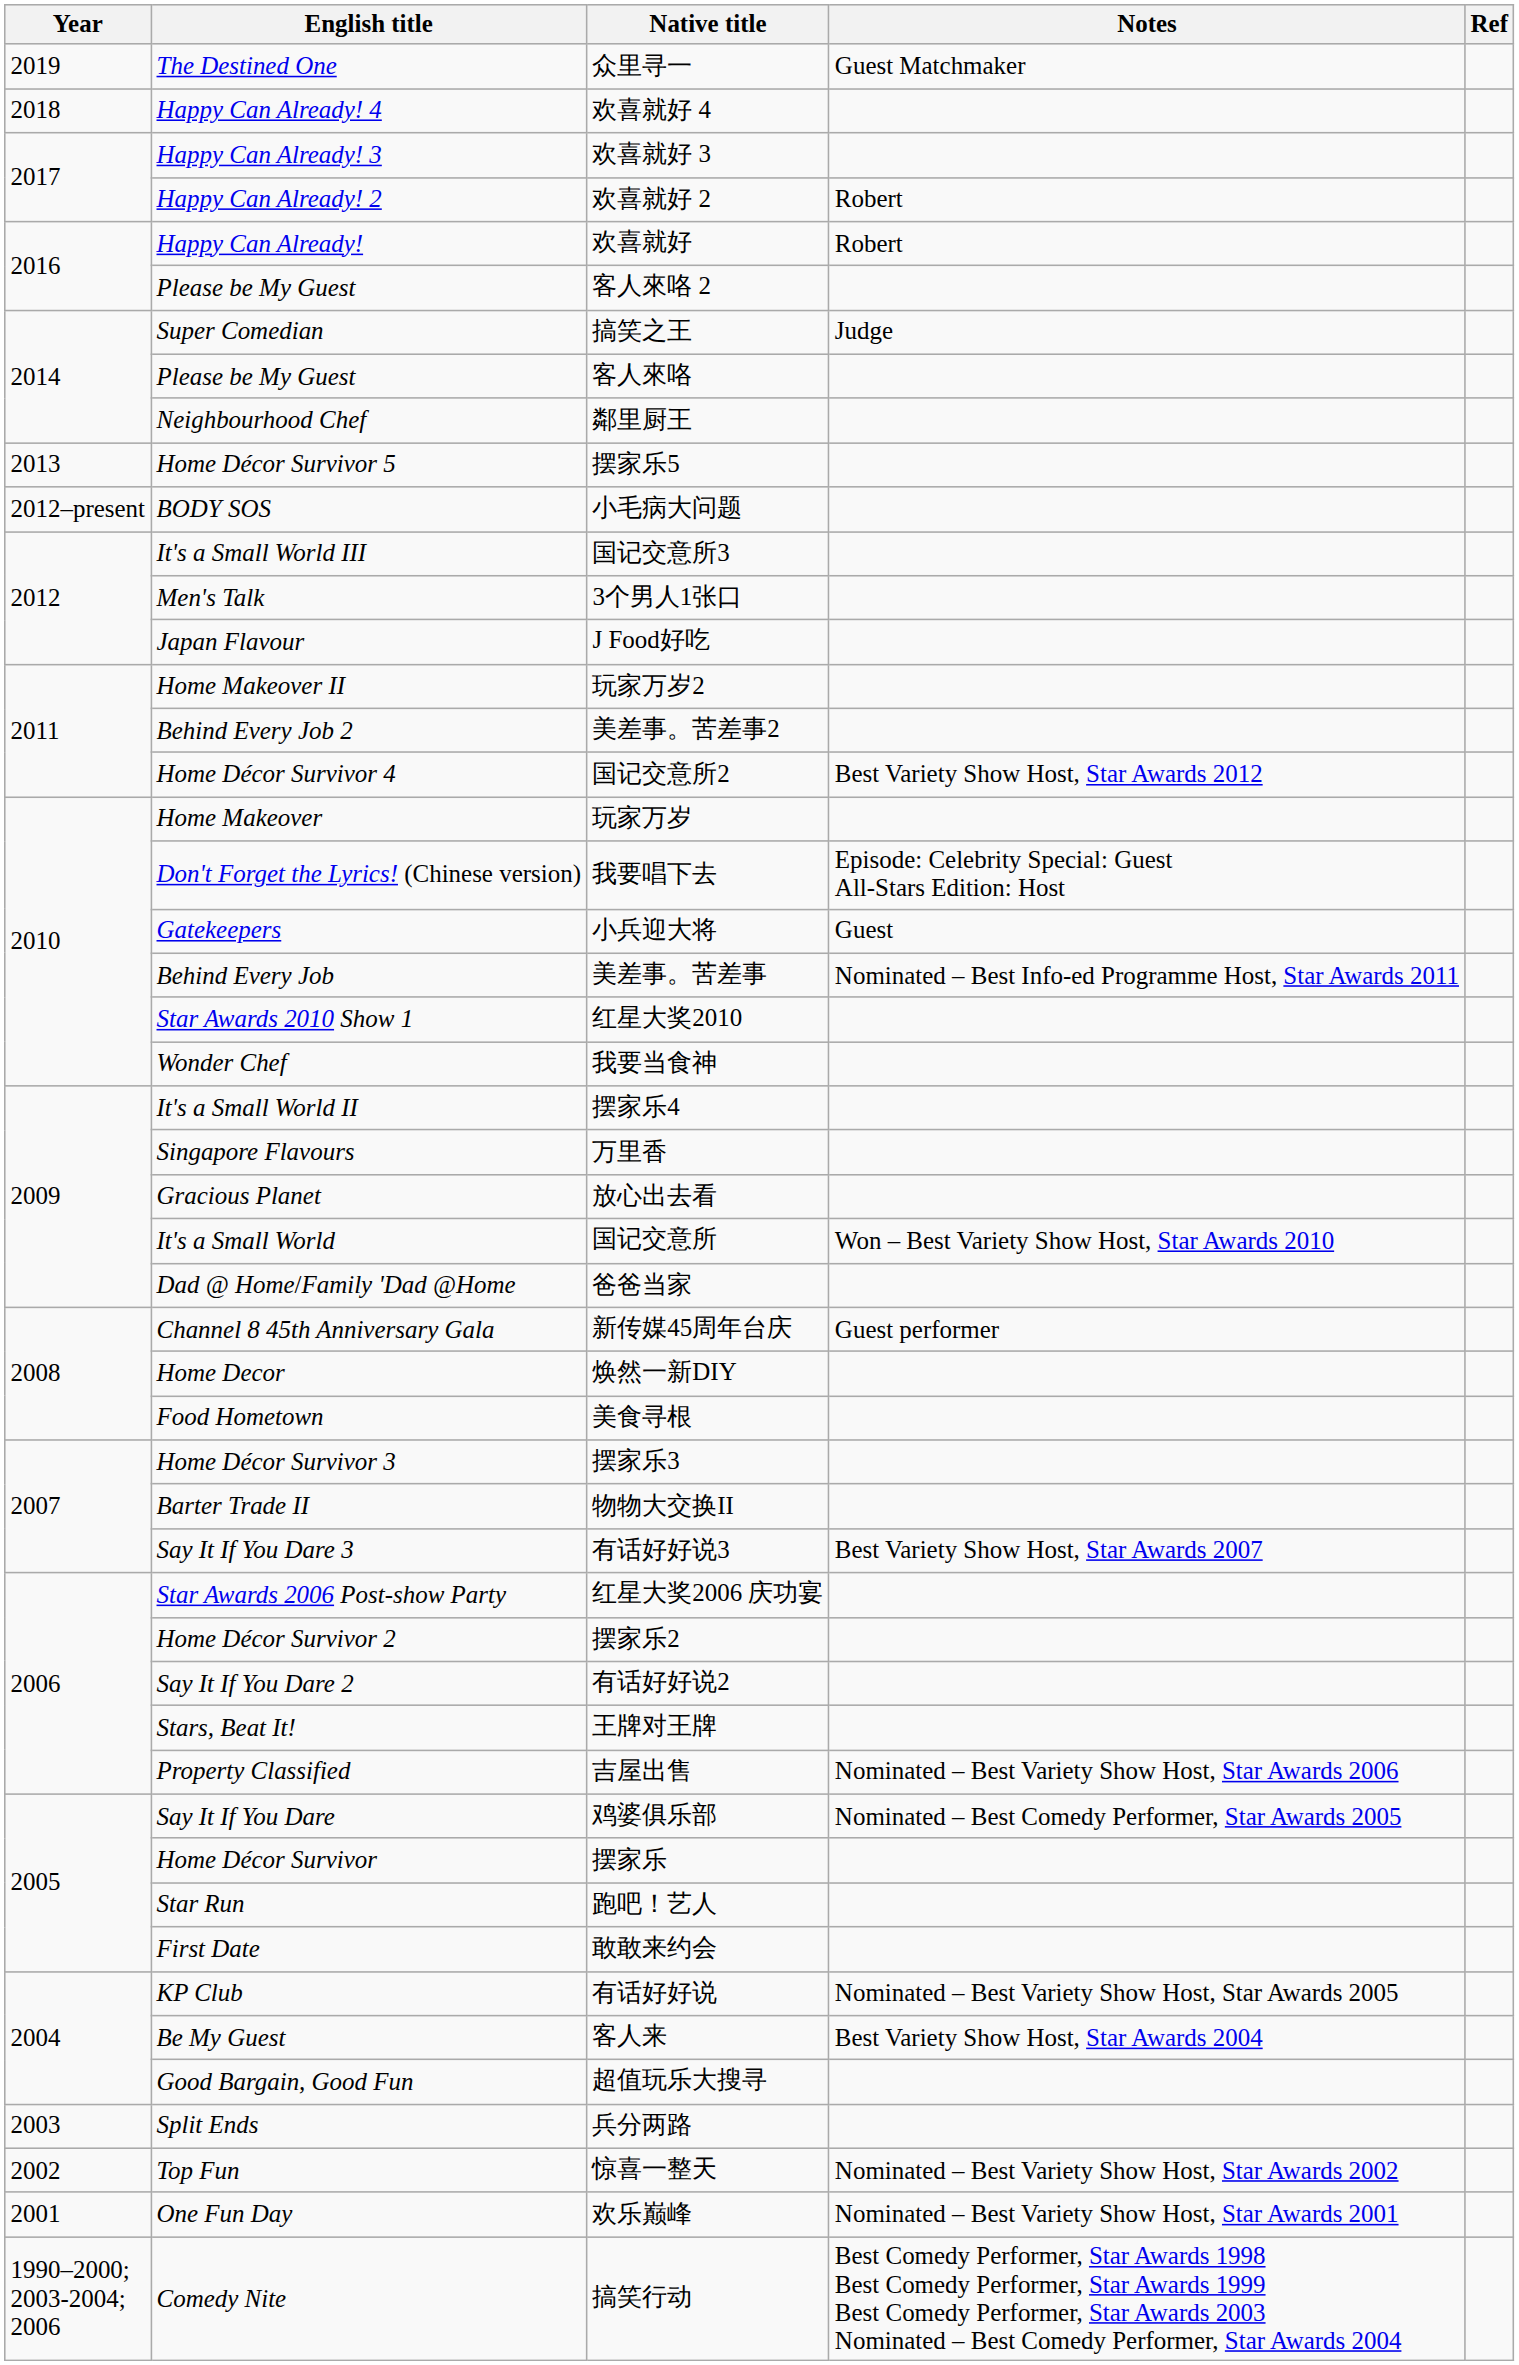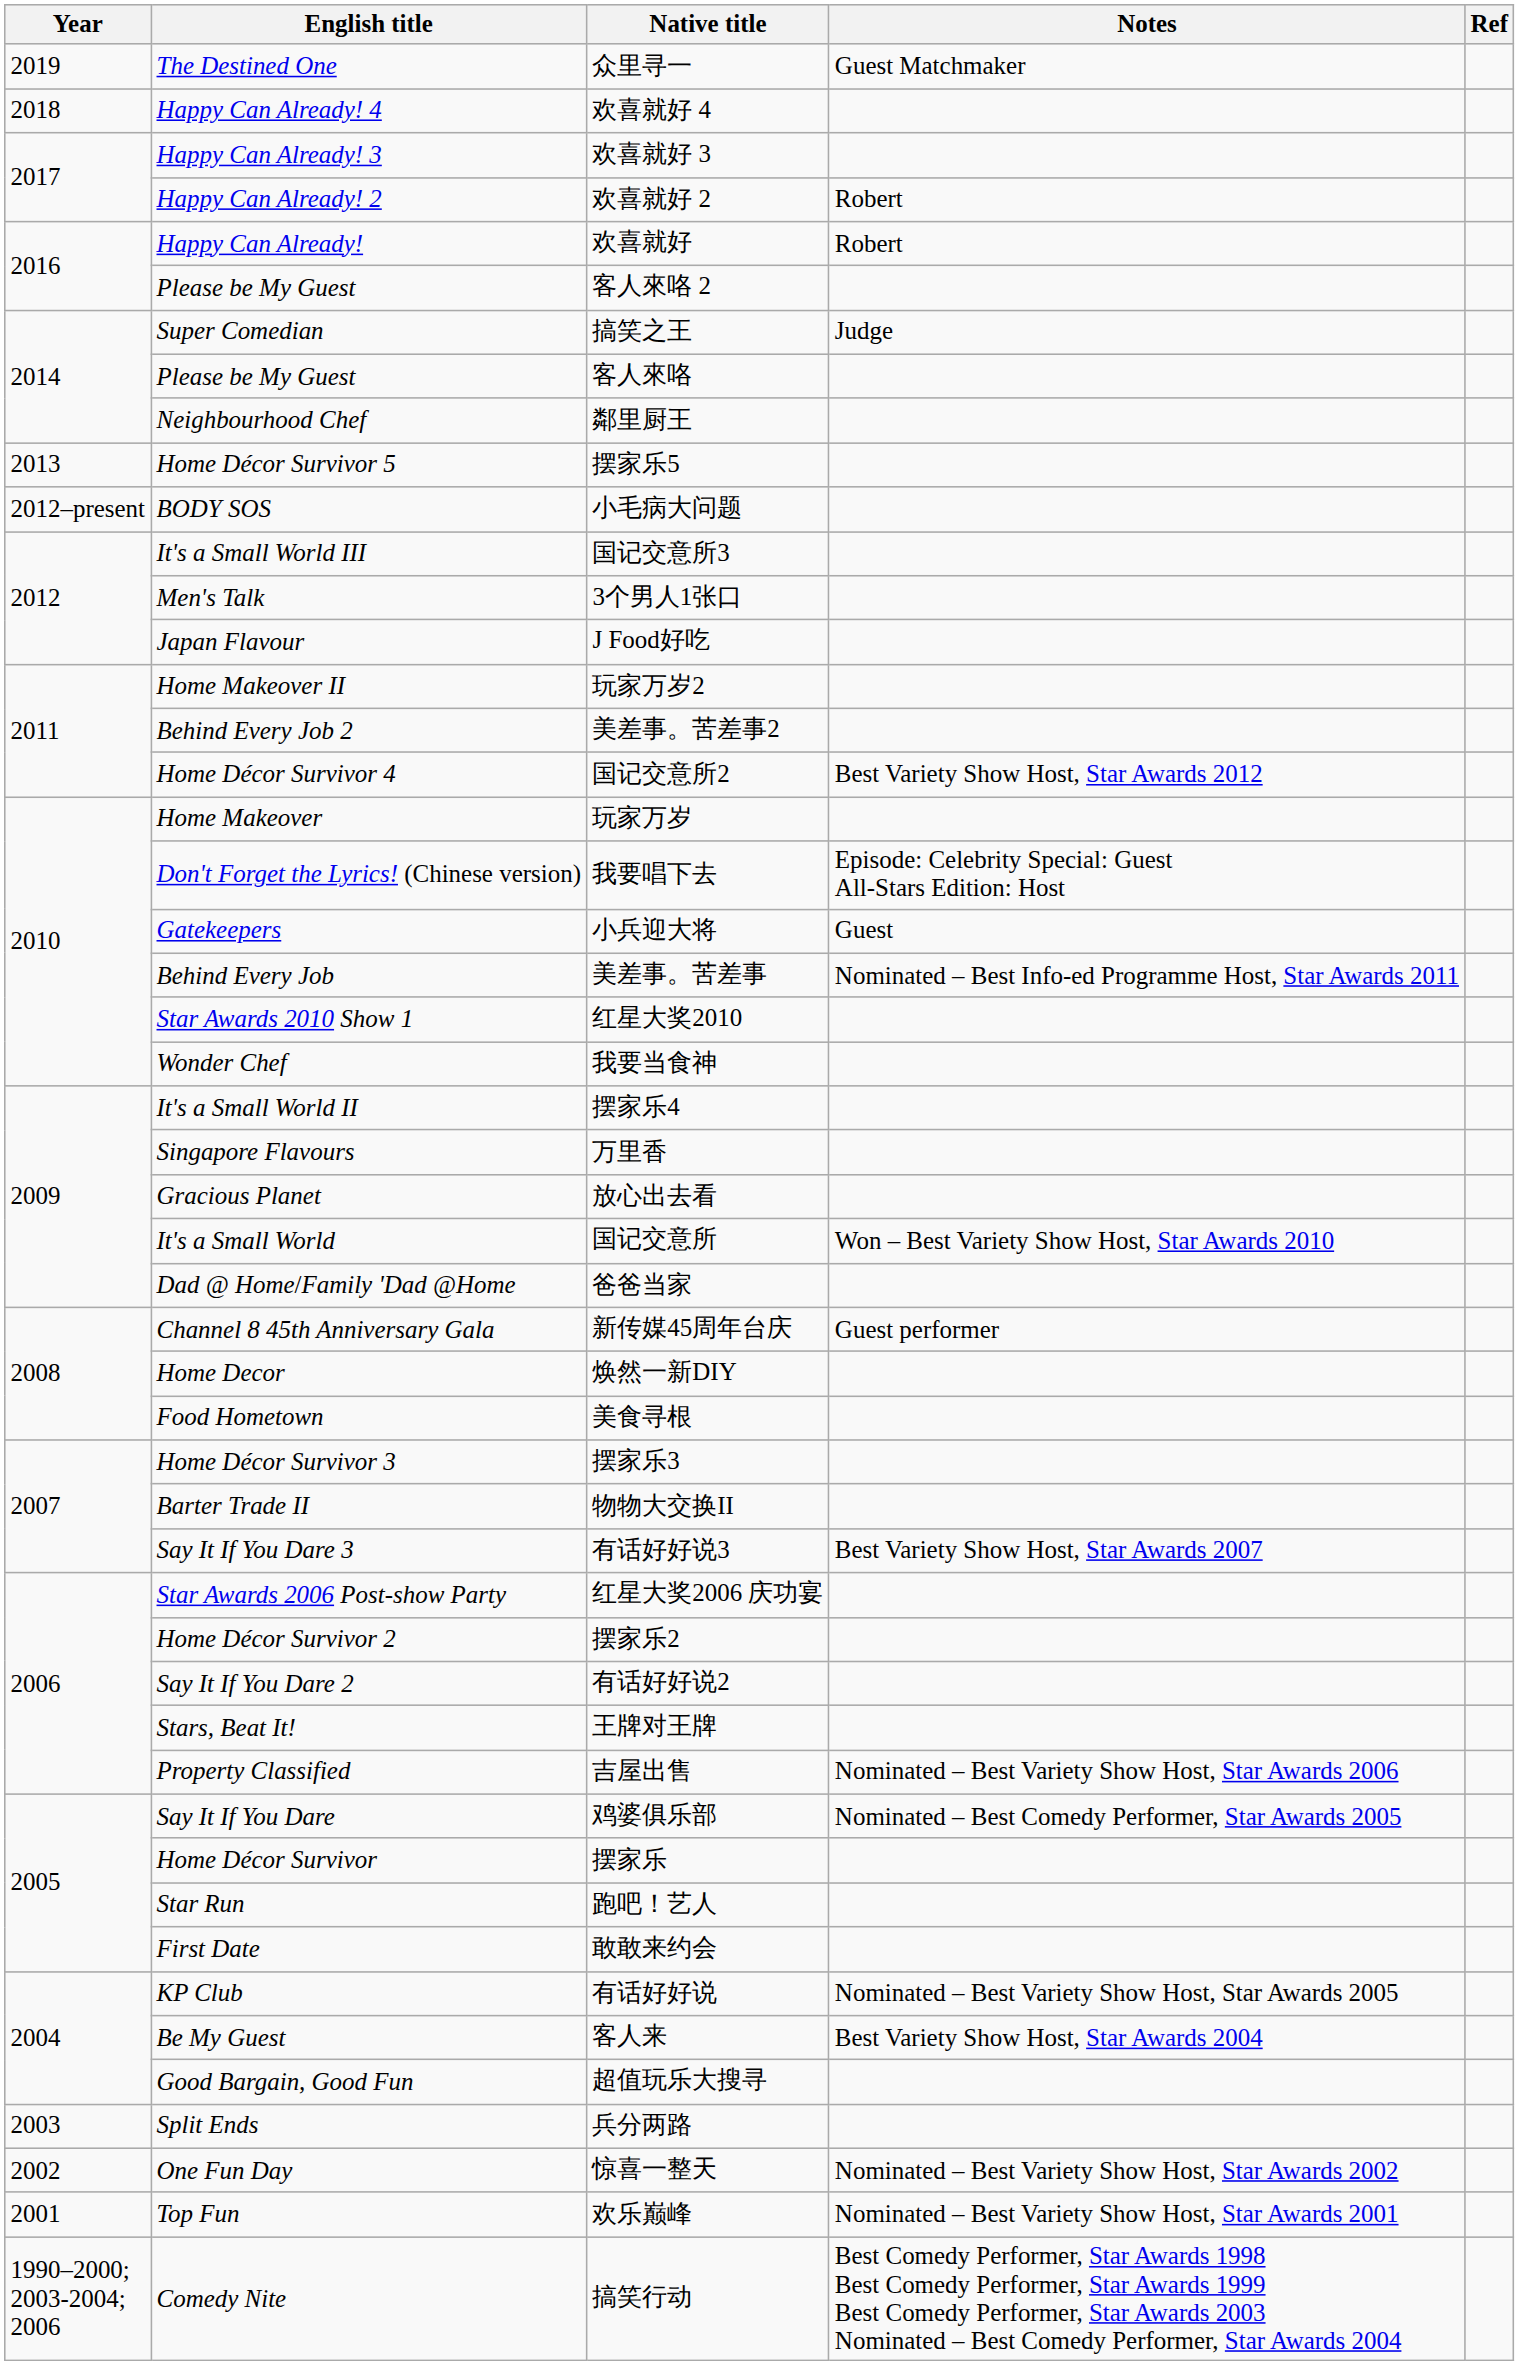(198, 2170) Top Fun -> (224, 2170) One Fun Day
(224, 2214) One Fun Day -> (198, 2214) Top Fun
